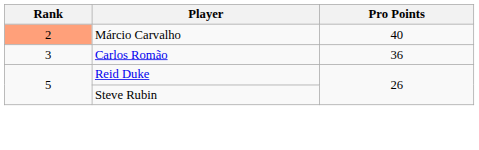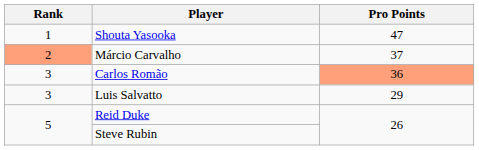+ row: (135, 34)
(397, 34) 40 -> (397, 54) 37
(397, 54) no background -> (397, 74) lightsalmon background
+ row: (128, 94)
